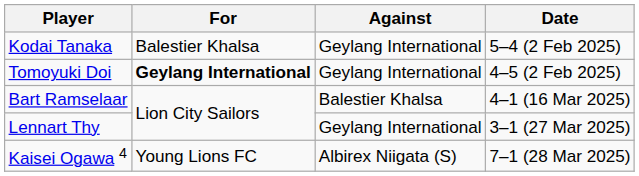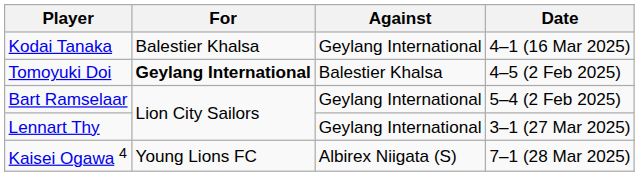(555, 46) 5–4 (2 Feb 2025) -> (560, 46) 4–1 (16 Mar 2025)
(400, 73) Geylang International -> (381, 73) Balestier Khalsa
(381, 100) Balestier Khalsa -> (400, 100) Geylang International
(560, 100) 4–1 (16 Mar 2025) -> (555, 100) 5–4 (2 Feb 2025)
